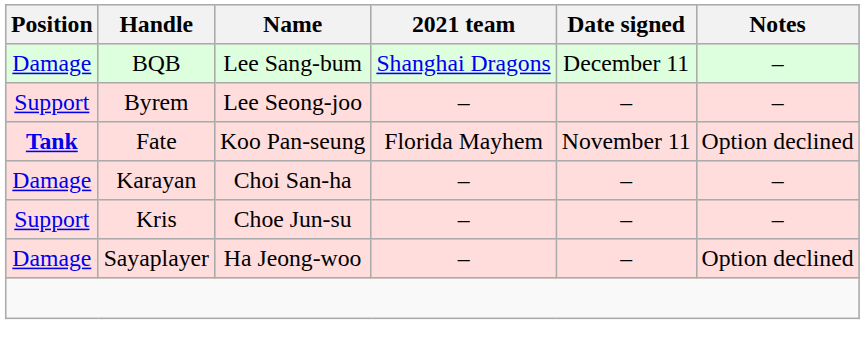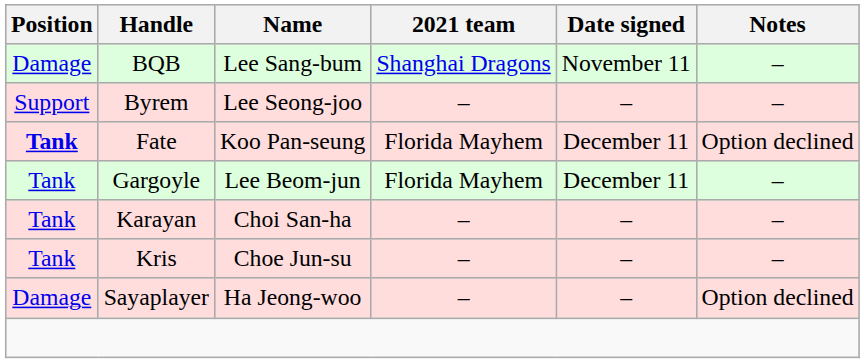(626, 63) December 11 -> (626, 63) November 11
(626, 141) November 11 -> (626, 141) December 11
+ row: (156, 180)
(52, 180) Damage -> (52, 219) Tank
(52, 219) Support -> (52, 258) Tank
